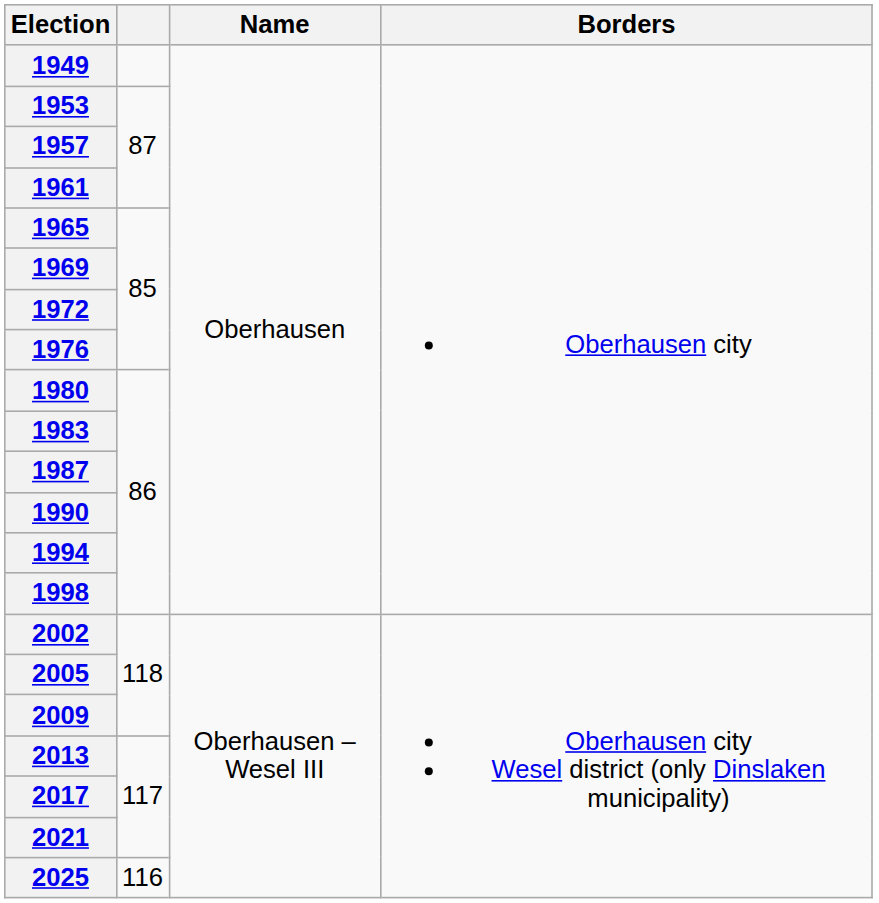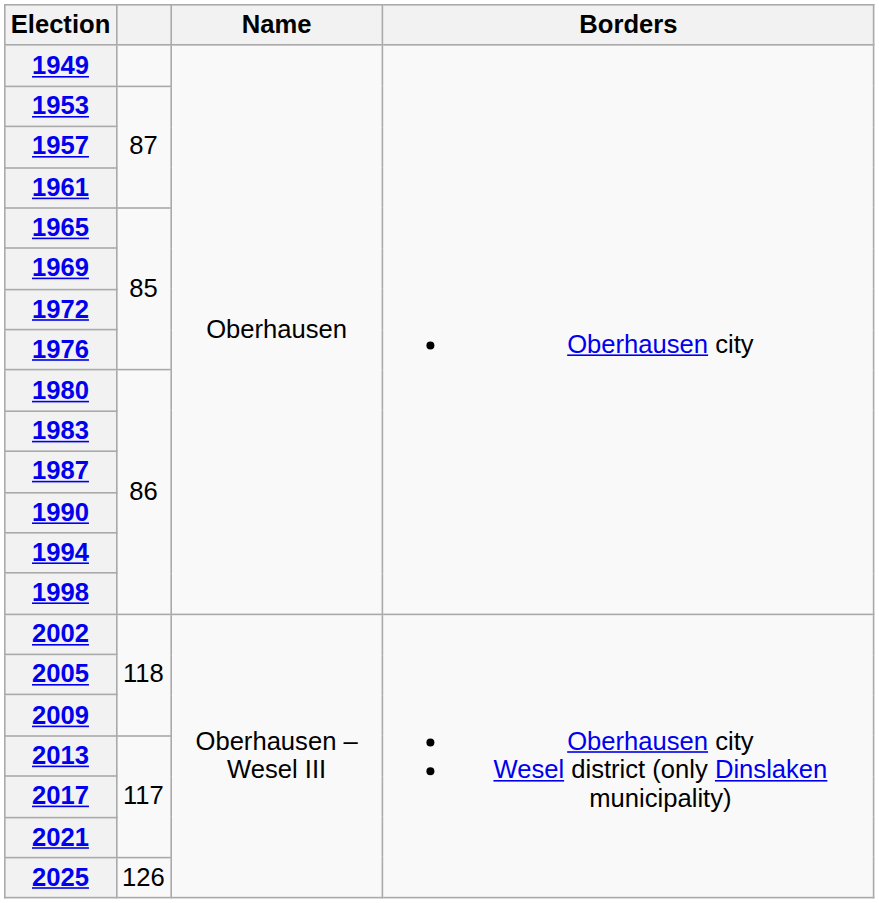(142, 877) 116 -> (143, 877) 126
